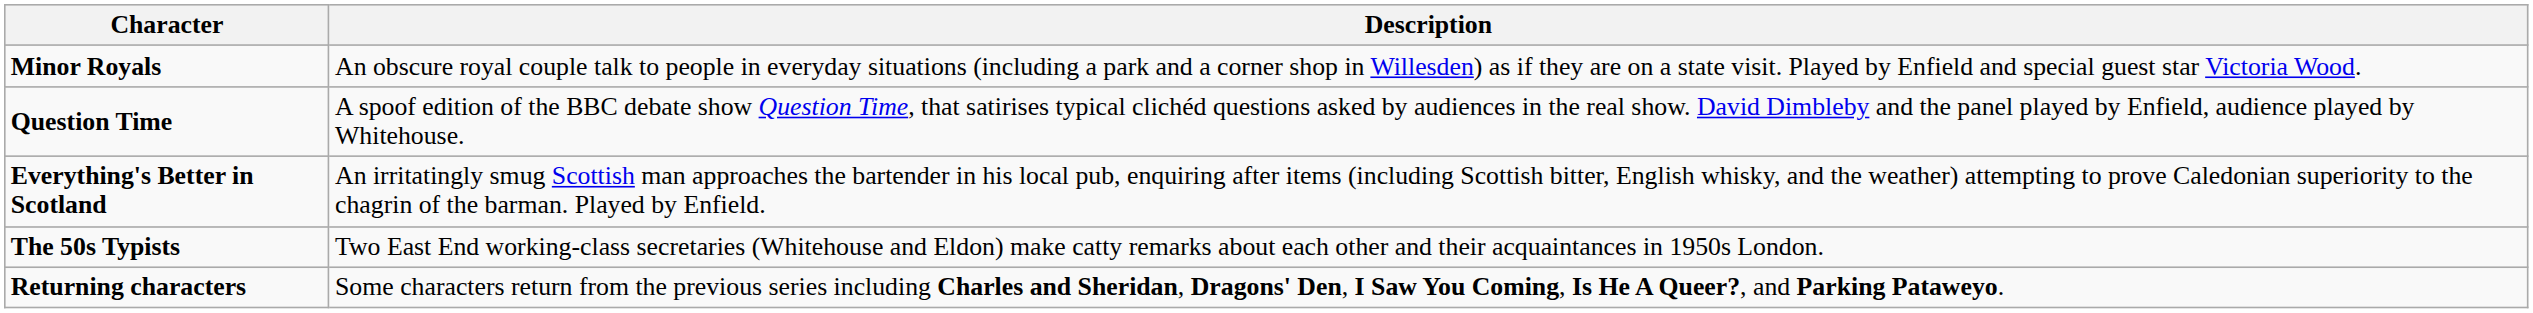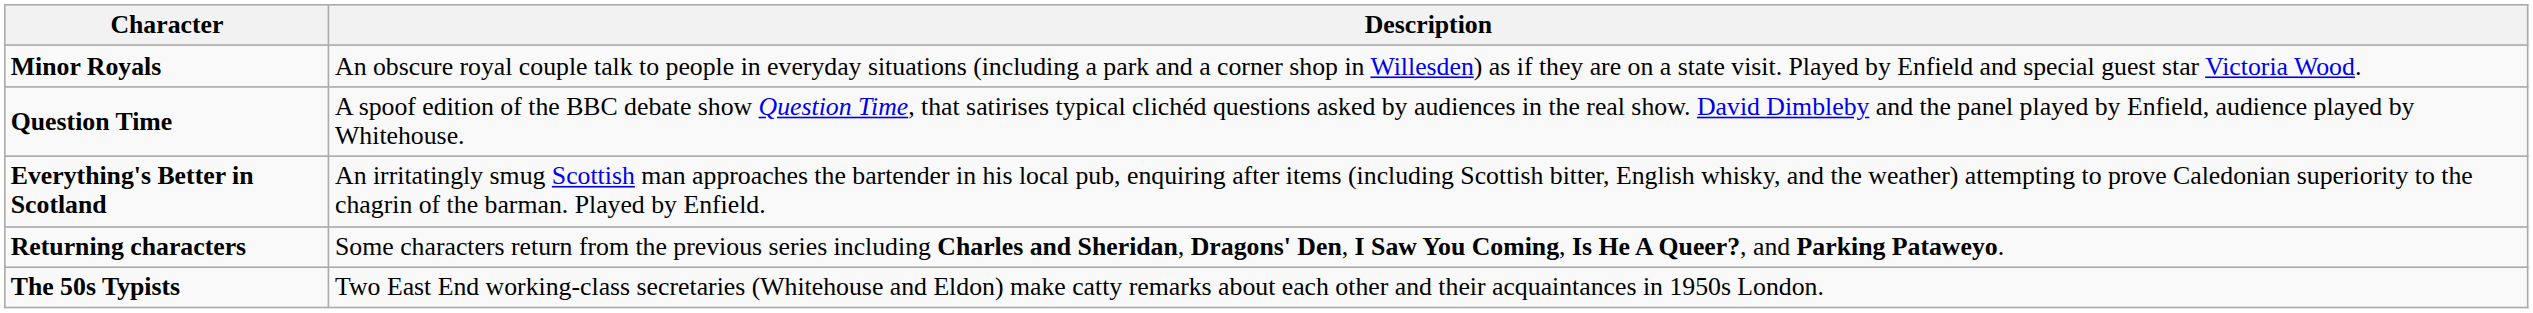rows swapped: (95, 246) <-> (128, 287)
